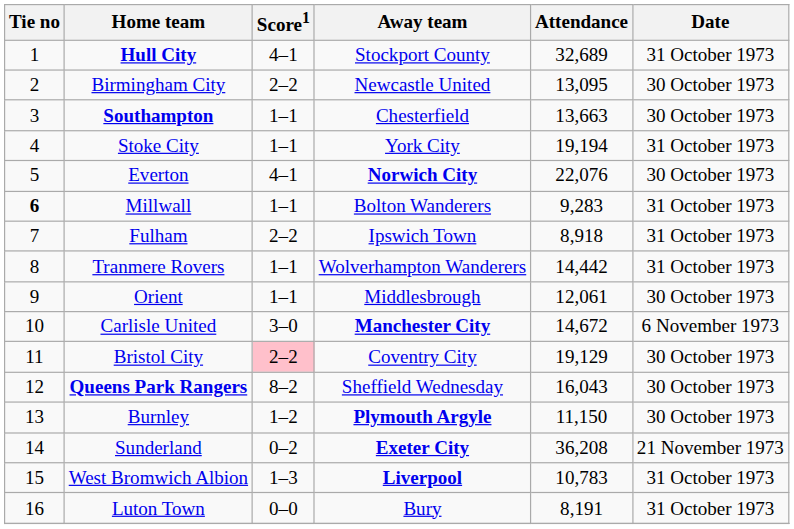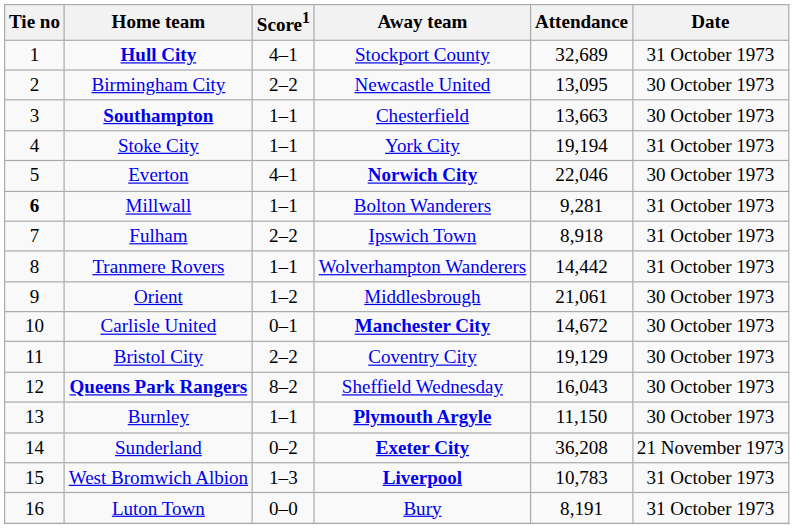(582, 175) 22,076 -> (582, 175) 22,046
(582, 205) 9,283 -> (582, 205) 9,281
(283, 296) 1–1 -> (283, 296) 1–2
(582, 296) 12,061 -> (582, 296) 21,061
(283, 326) 3–0 -> (283, 326) 0–1
(710, 326) 6 November 1973 -> (710, 326) 30 October 1973
(283, 356) pink background -> (283, 356) no background
(283, 417) 1–2 -> (283, 417) 1–1
